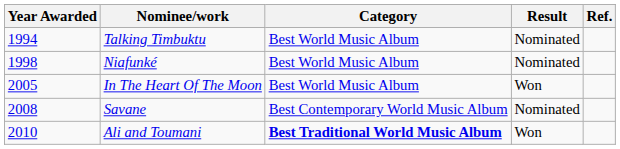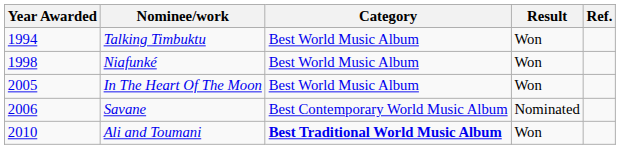(547, 39) Nominated -> (528, 39) Won
(547, 62) Nominated -> (528, 62) Won
(23, 109) 2008 -> (23, 109) 2006
